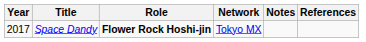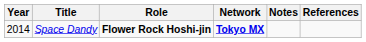(18, 29) 2017 -> (18, 29) 2014
(239, 29) normal -> (240, 29) bold
